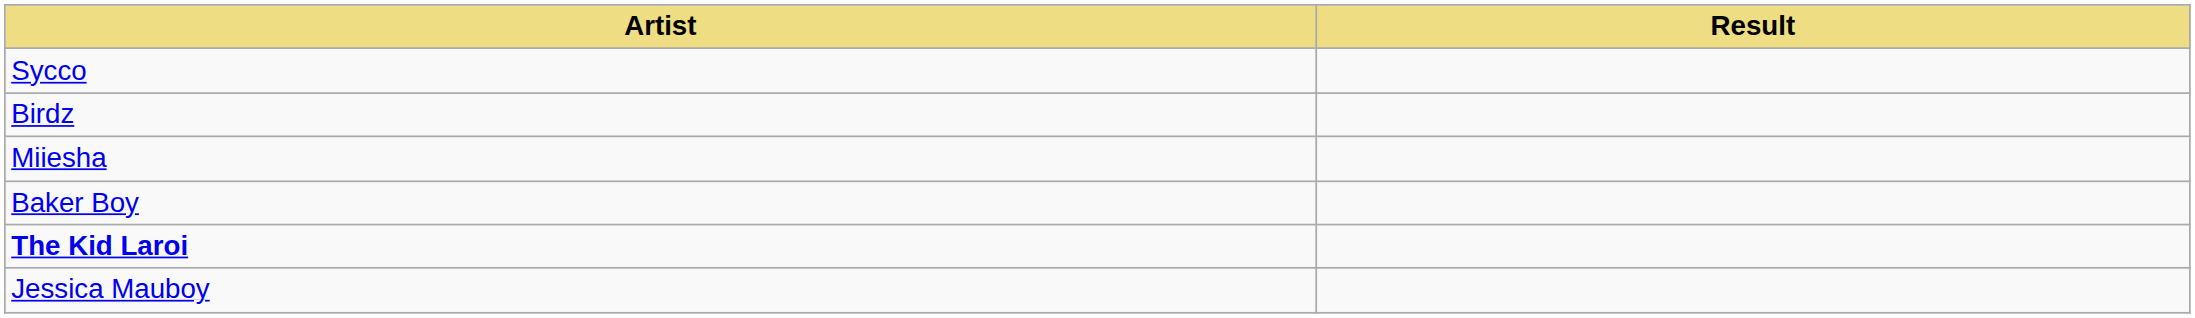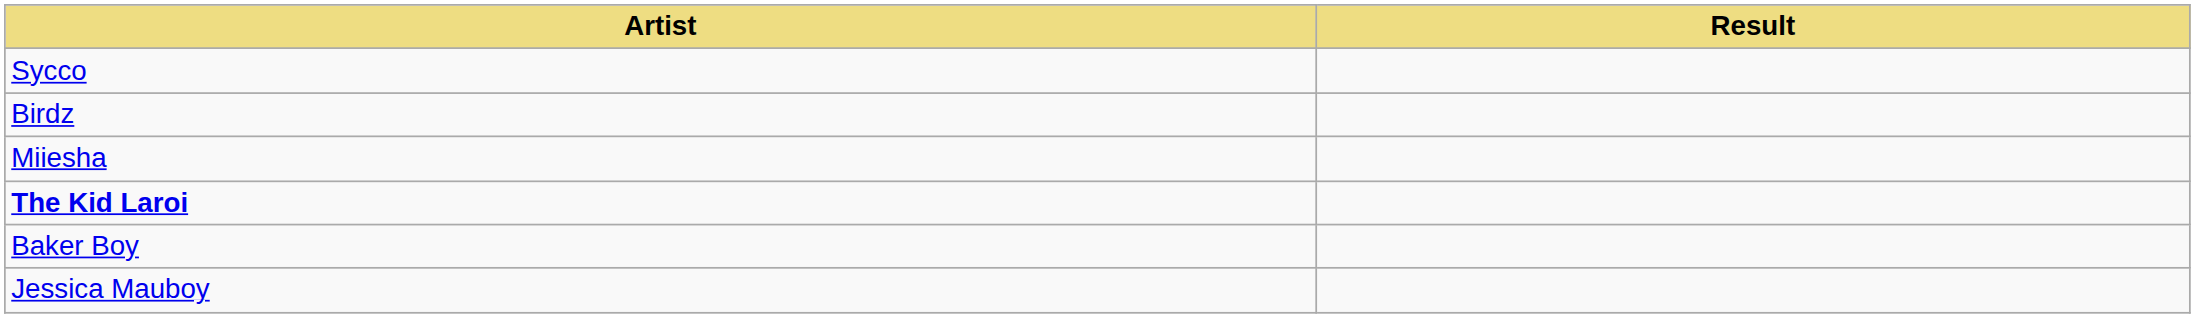rows swapped: (75, 202) <-> (100, 245)
